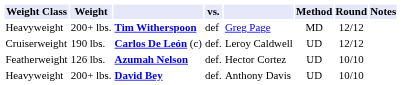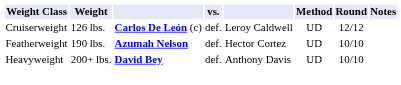- row: (156, 27)
(88, 43) 190 lbs. -> (88, 27) 126 lbs.
(88, 59) 126 lbs. -> (88, 43) 190 lbs.
